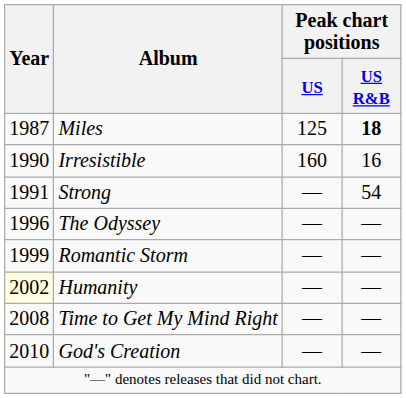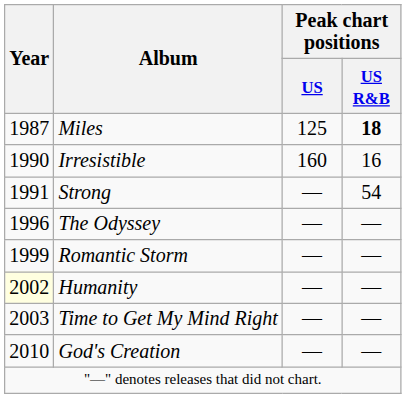(29, 319) 2008 -> (29, 319) 2003
